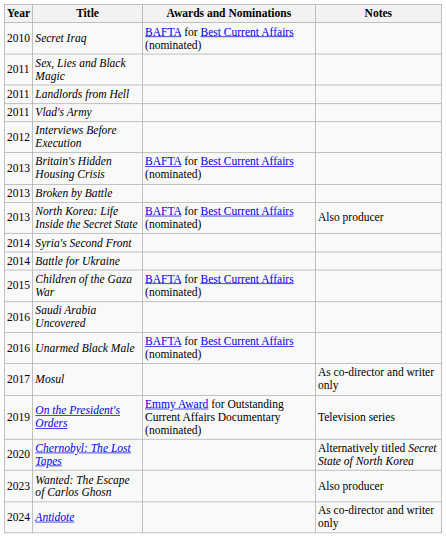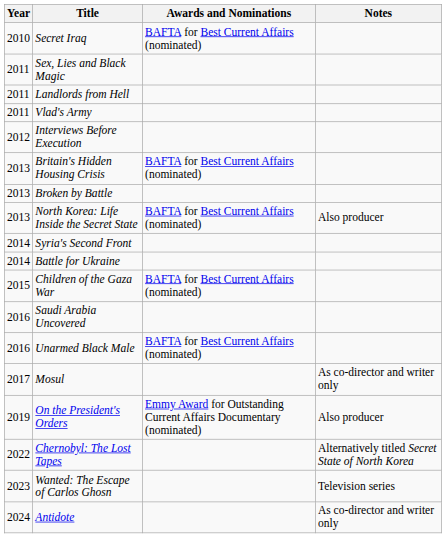(356, 417) Television series -> (351, 417) Also producer
(19, 454) 2020 -> (19, 454) 2022
(351, 486) Also producer -> (356, 486) Television series
